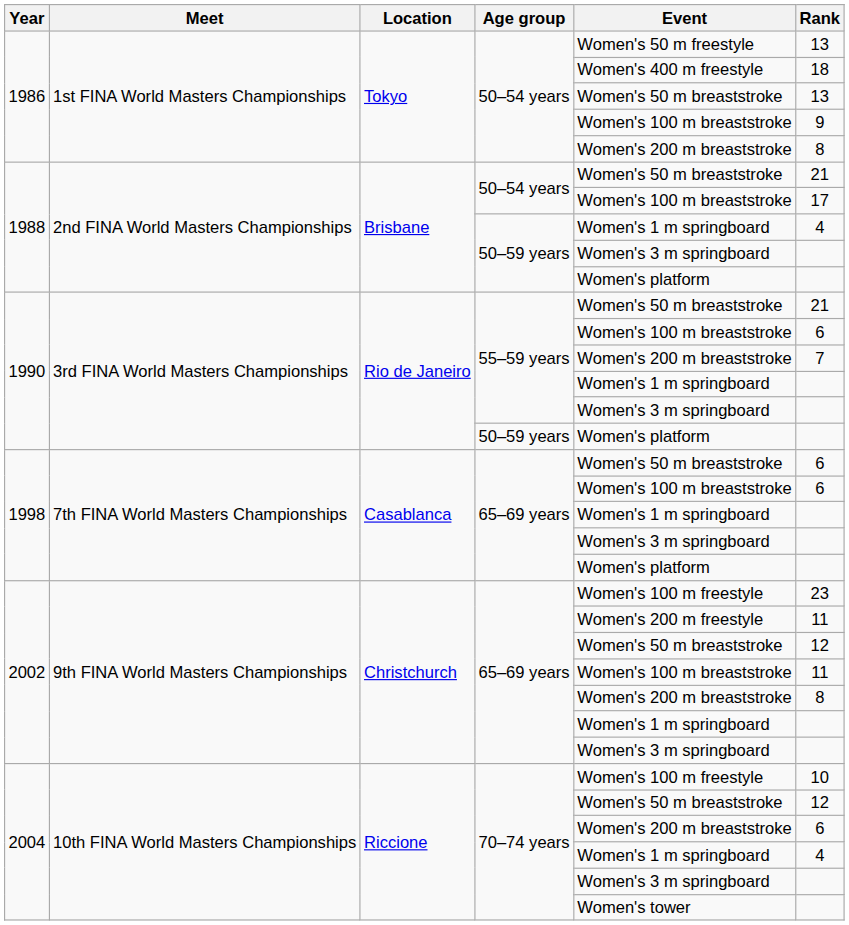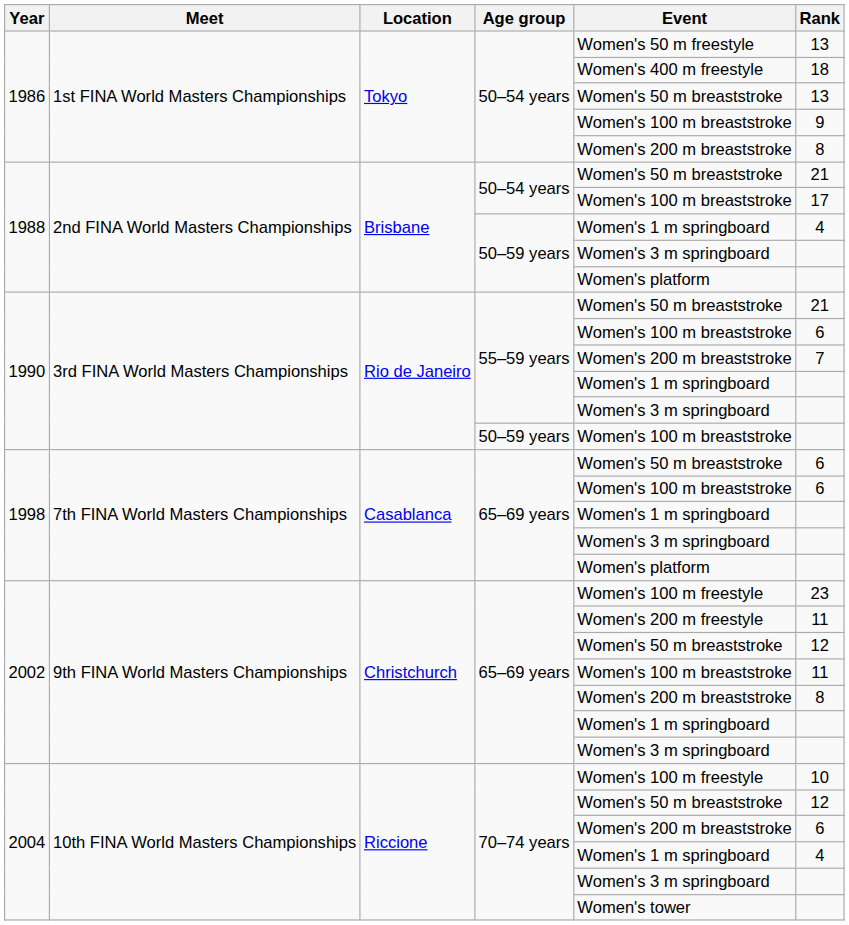(644, 437) Women's platform -> (685, 437) Women's 100 m breaststroke
